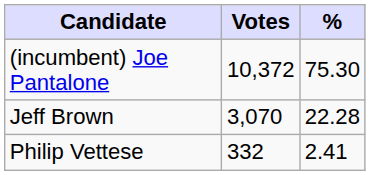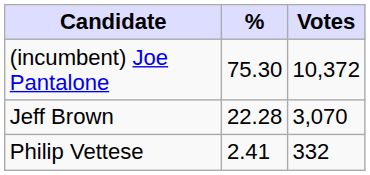columns swapped: (261, 22) <-> (332, 22)
